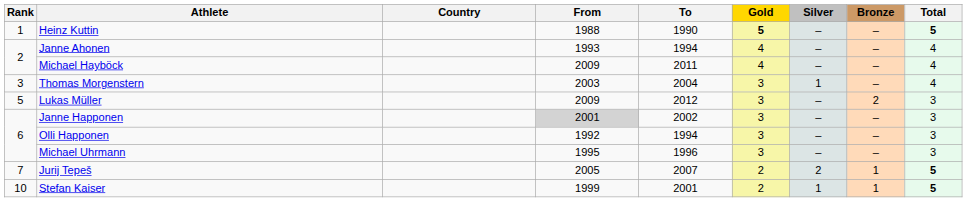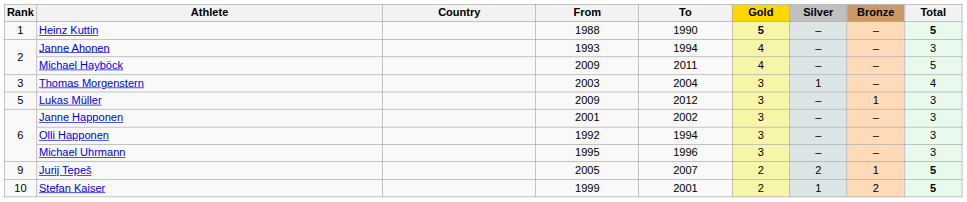(933, 48) 4 -> (933, 48) 3
(933, 65) 4 -> (933, 65) 5
(876, 100) 2 -> (876, 100) 1
(587, 118) lightgrey background -> (587, 118) no background
(20, 170) 7 -> (20, 170) 9
(876, 188) 1 -> (876, 188) 2
